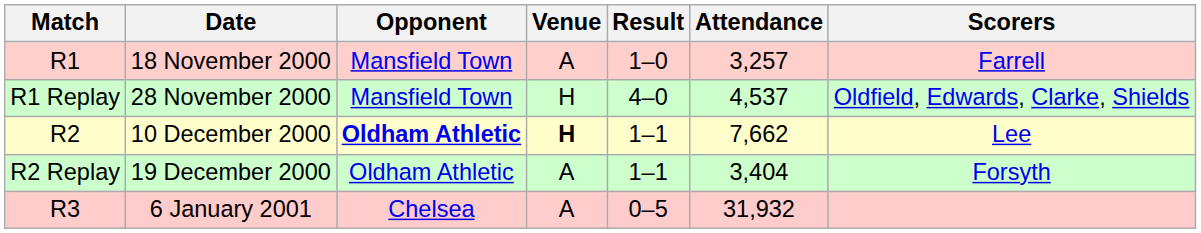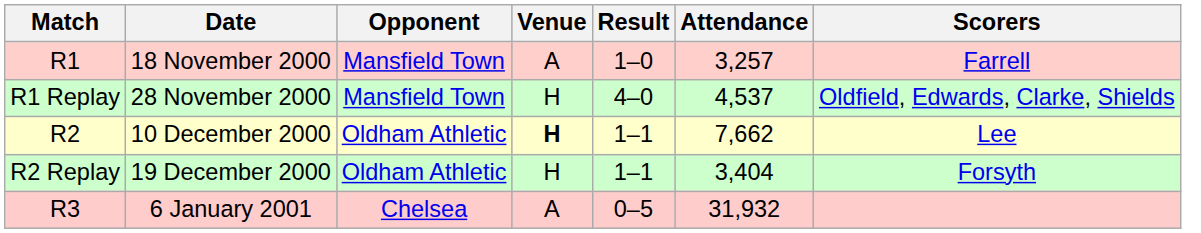(431, 135) bold -> (424, 135) normal
(567, 172) A -> (552, 172) H
